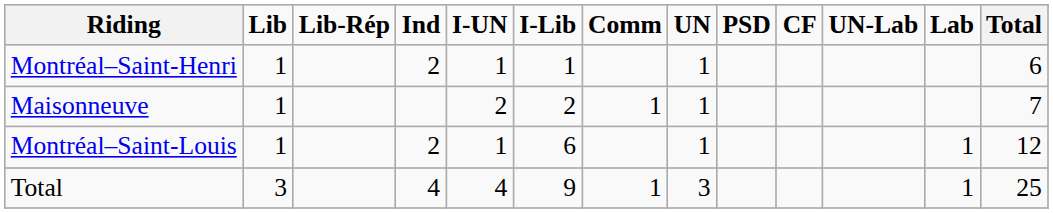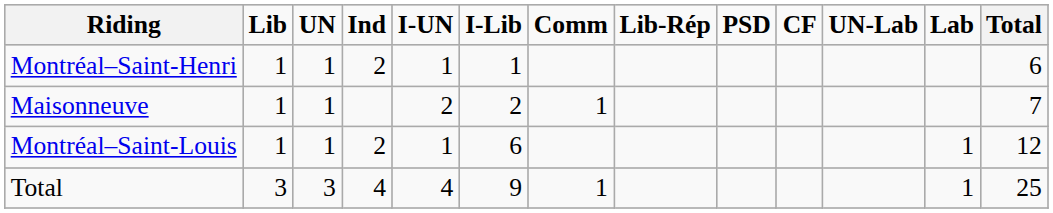columns swapped: (692, 24) <-> (344, 24)
